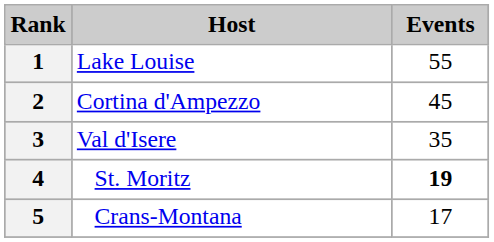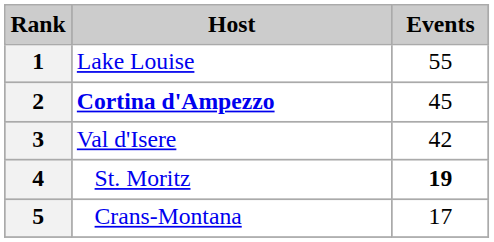(169, 100) normal -> (176, 100) bold
(440, 139) 35 -> (440, 139) 42
